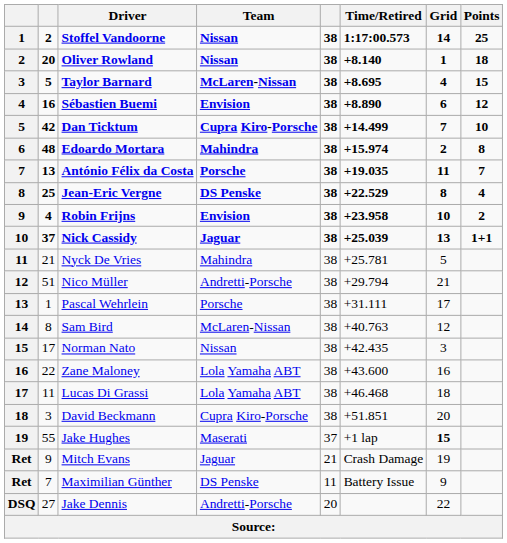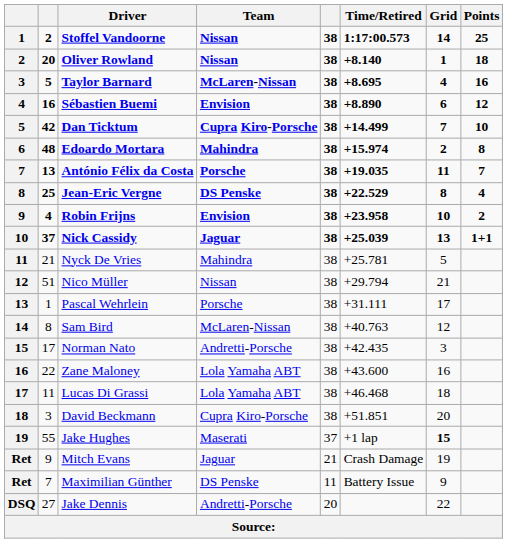(482, 81) 15 -> (482, 81) 16
(246, 281) Andretti-Porsche -> (218, 281) Nissan
(218, 348) Nissan -> (246, 348) Andretti-Porsche
